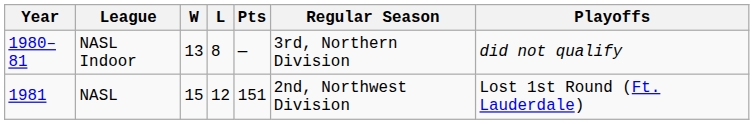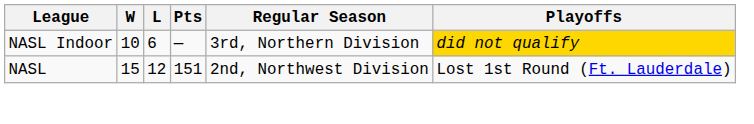- column: (40, 18)
(194, 53) 13 -> (130, 43) 10
(216, 53) 8 -> (152, 43) 6
(551, 53) no background -> (508, 43) gold background
